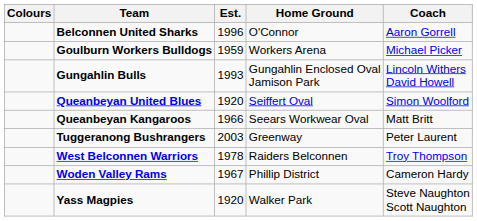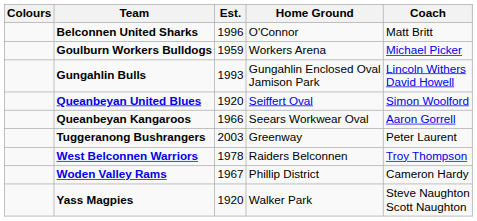(421, 32) Aaron Gorrell -> (409, 32) Matt Britt
(409, 119) Matt Britt -> (421, 119) Aaron Gorrell
